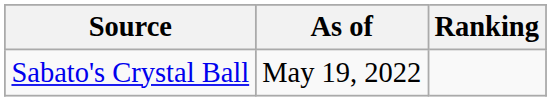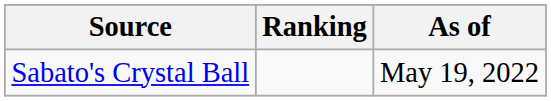columns swapped: (487, 27) <-> (342, 27)
